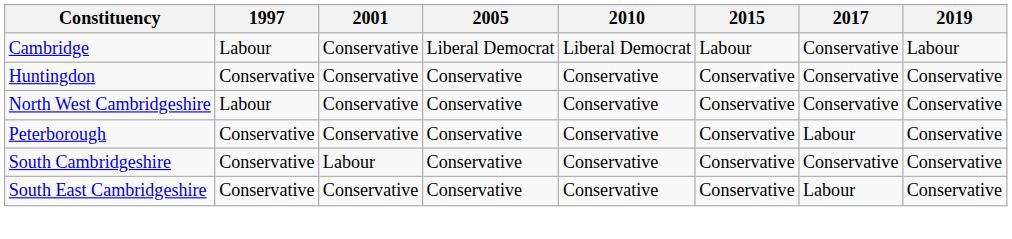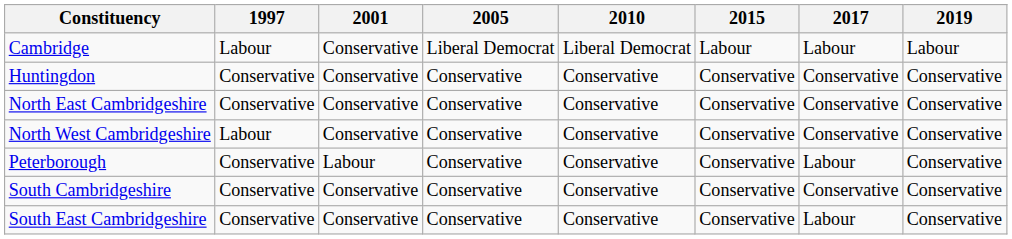(851, 47) Conservative -> (829, 47) Labour
+ row: (108, 104)
(371, 133) Conservative -> (349, 162) Labour
(349, 162) Labour -> (371, 190) Conservative
